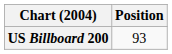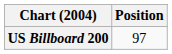(139, 37) 93 -> (139, 37) 97
